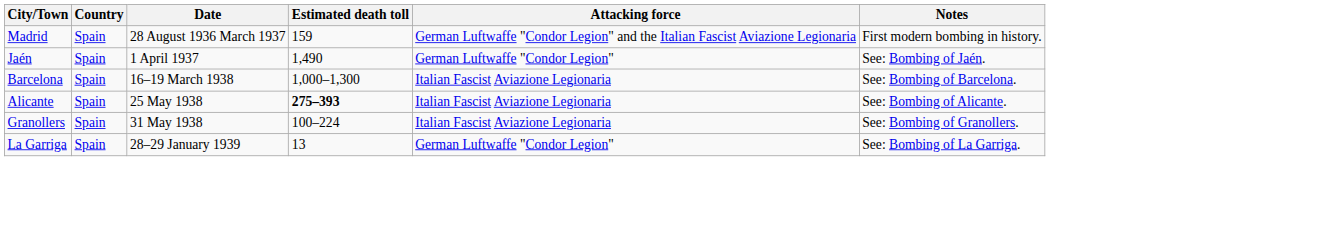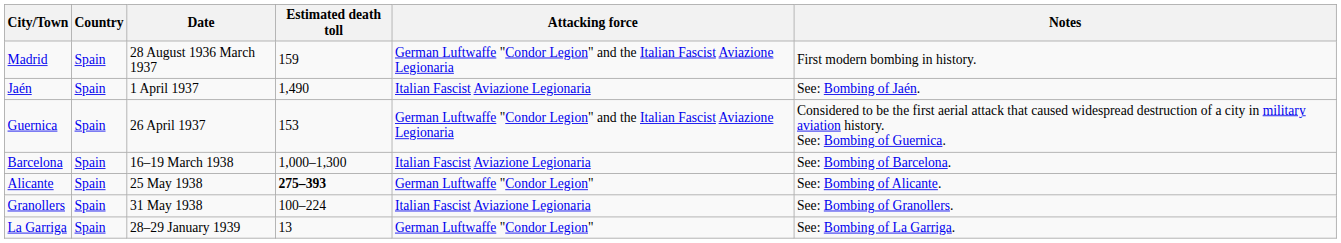(515, 58) German Luftwaffe "Condor Legion" -> (493, 89) Italian Fascist Aviazione Legionaria
+ row: (32, 125)
(513, 101) Italian Fascist Aviazione Legionaria -> (494, 184) German Luftwaffe "Condor Legion"
